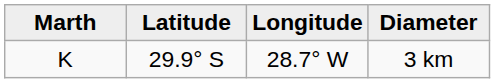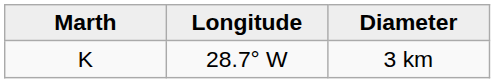- column: (186, 22)
